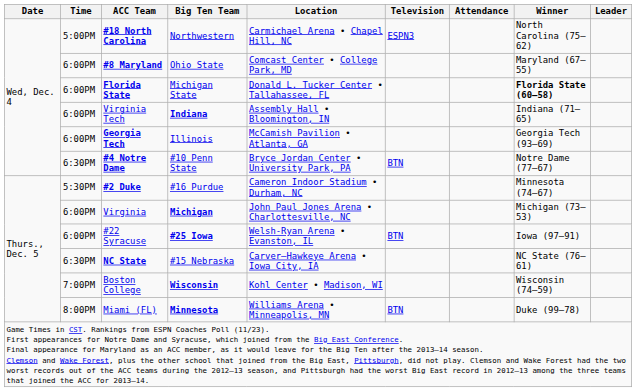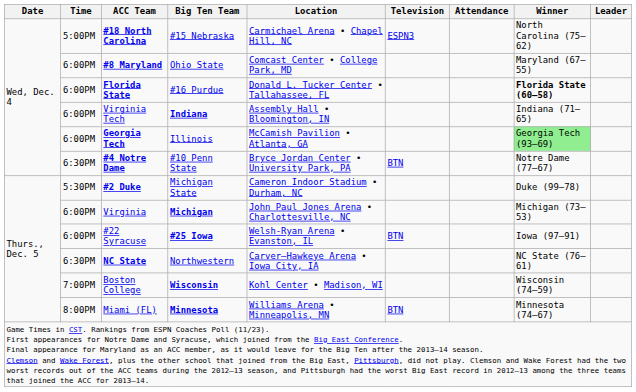(202, 36) Northwestern -> (202, 36) #15 Nebraska
(191, 90) Michigan State -> (197, 90) #16 Purdue
(548, 139) no background -> (548, 139) lightgreen background
(197, 188) #16 Purdue -> (191, 188) Michigan State
(540, 188) Minnesota (74–67) -> (548, 188) Duke (99–78)
(202, 261) #15 Nebraska -> (202, 261) Northwestern
(548, 310) Duke (99–78) -> (540, 310) Minnesota (74–67)
